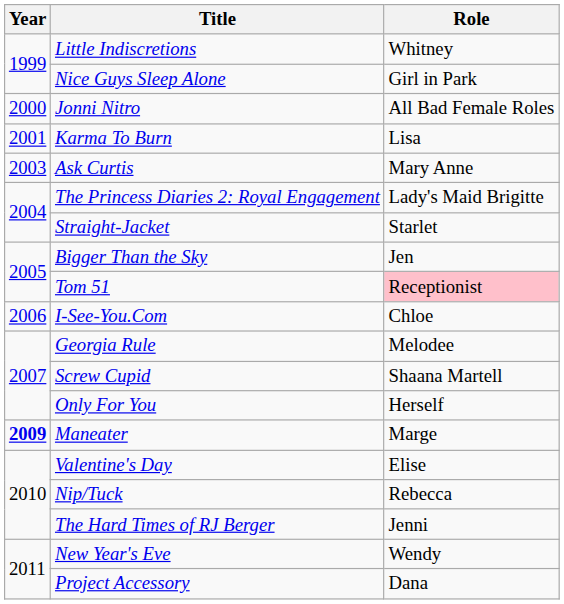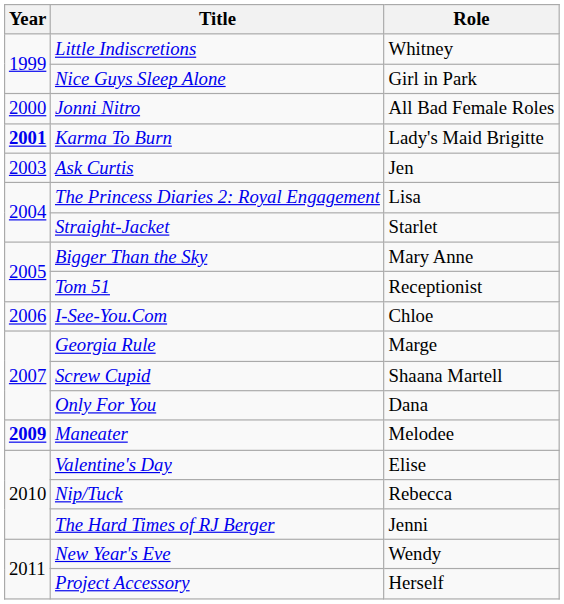(28, 138) normal -> (28, 138) bold
(405, 138) Lisa -> (466, 138) Lady's Maid Brigitte
(431, 167) Mary Anne -> (401, 167) Jen
(466, 197) Lady's Maid Brigitte -> (405, 197) Lisa
(401, 256) Jen -> (431, 256) Mary Anne
(435, 286) pink background -> (435, 286) no background
(421, 345) Melodee -> (413, 345) Marge
(416, 405) Herself -> (408, 405) Dana
(413, 434) Marge -> (421, 434) Melodee
(408, 583) Dana -> (416, 583) Herself
